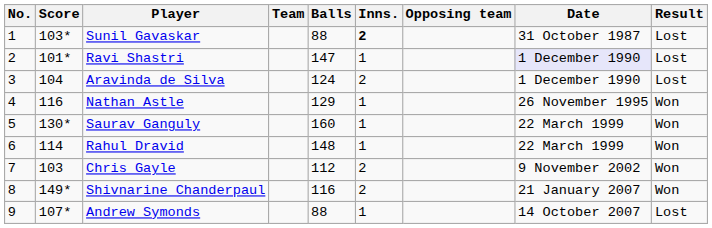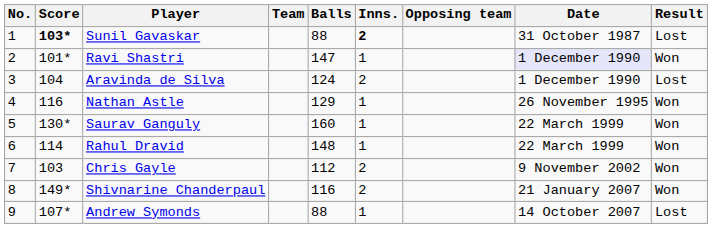(55, 38) normal -> (55, 38) bold
(671, 60) Lost -> (667, 60) Won
